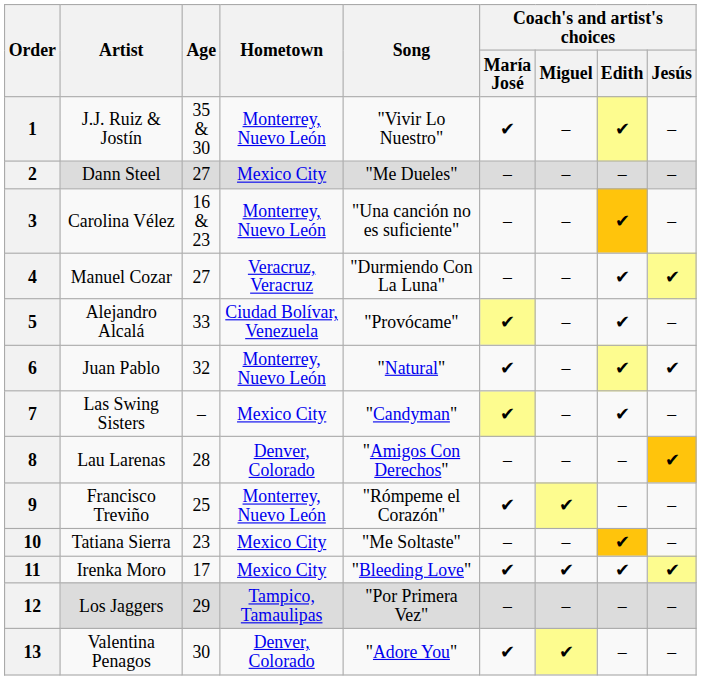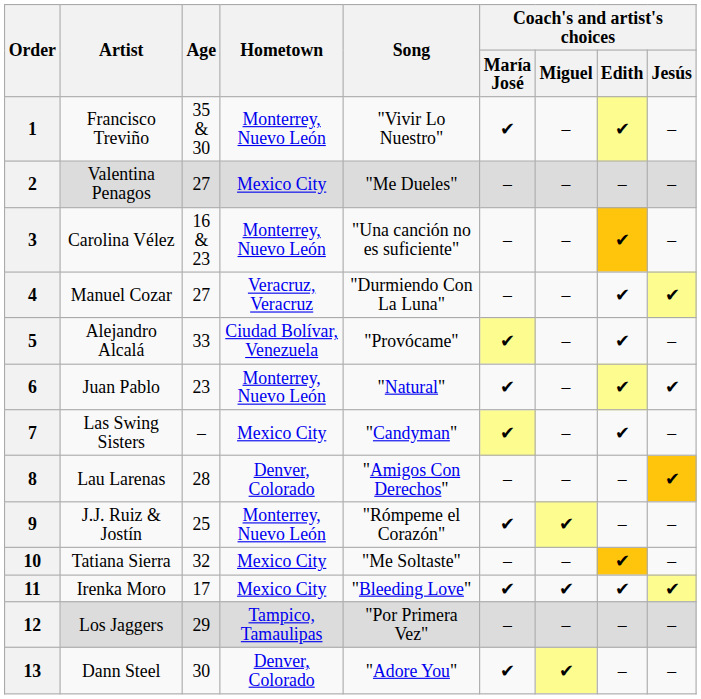(121, 129) J.J. Ruiz & Jostín -> (121, 129) Francisco Treviño
(121, 175) Dann Steel -> (121, 184) Valentina Penagos
(201, 368) 32 -> (201, 387) 23
(121, 506) Francisco Treviño -> (121, 525) J.J. Ruiz & Jostín
(201, 542) 23 -> (201, 561) 32
(121, 652) Valentina Penagos -> (121, 670) Dann Steel
